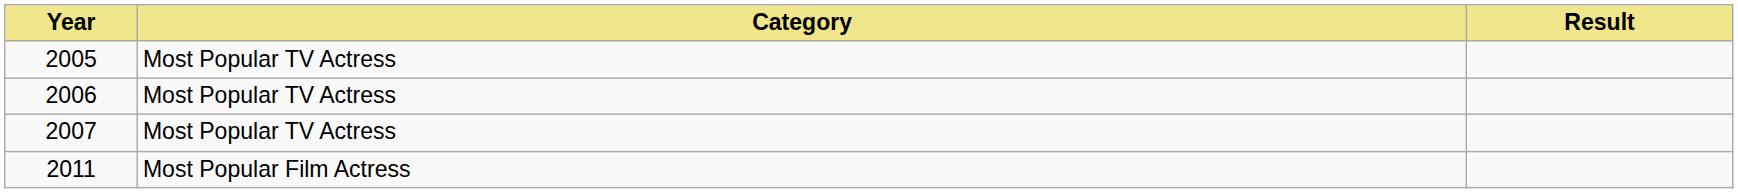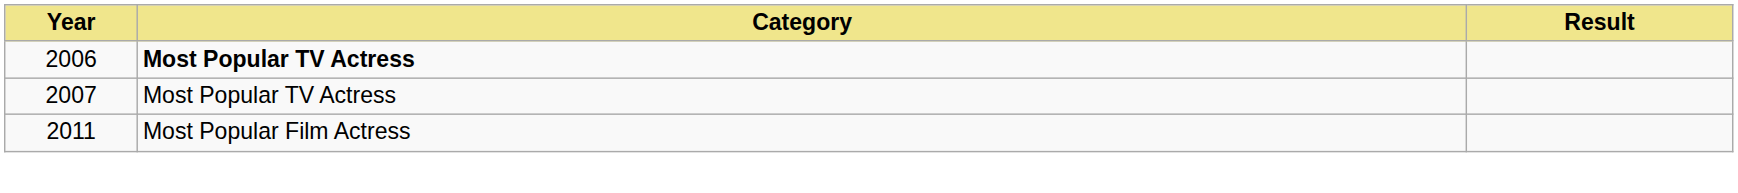- row: (71, 59)
(269, 95) normal -> (279, 59) bold
